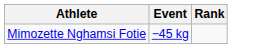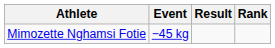+ column: (213, 14)
